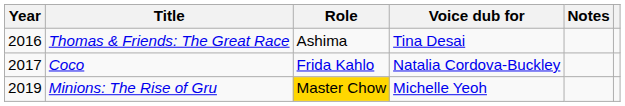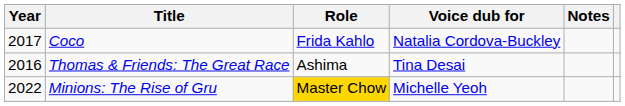rows swapped: (169, 40) <-> (67, 64)
(25, 88) 2019 -> (25, 88) 2022
